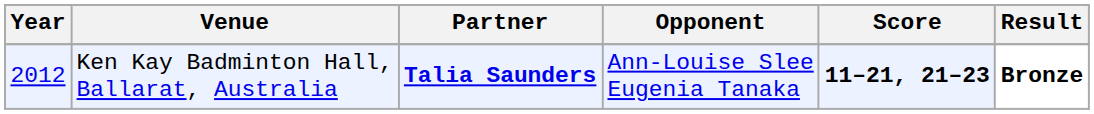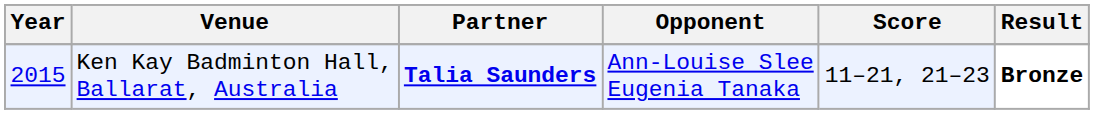(38, 76) 2012 -> (38, 76) 2015
(907, 76) bold -> (907, 76) normal
